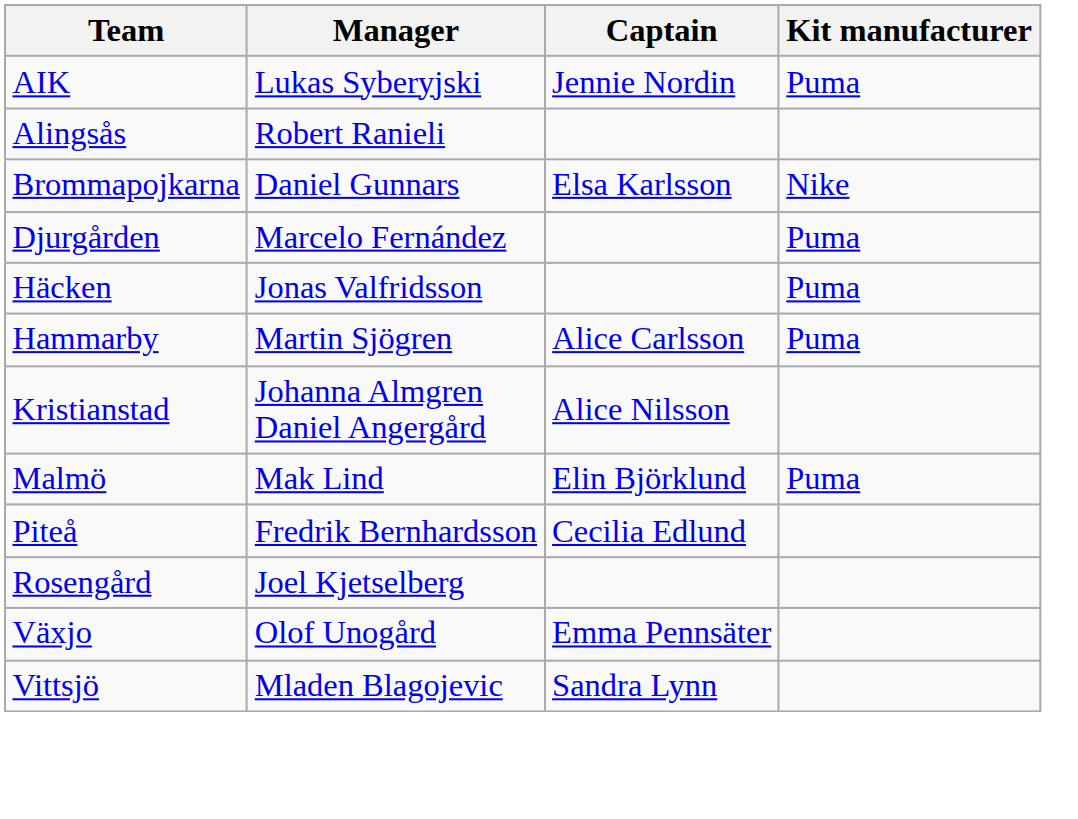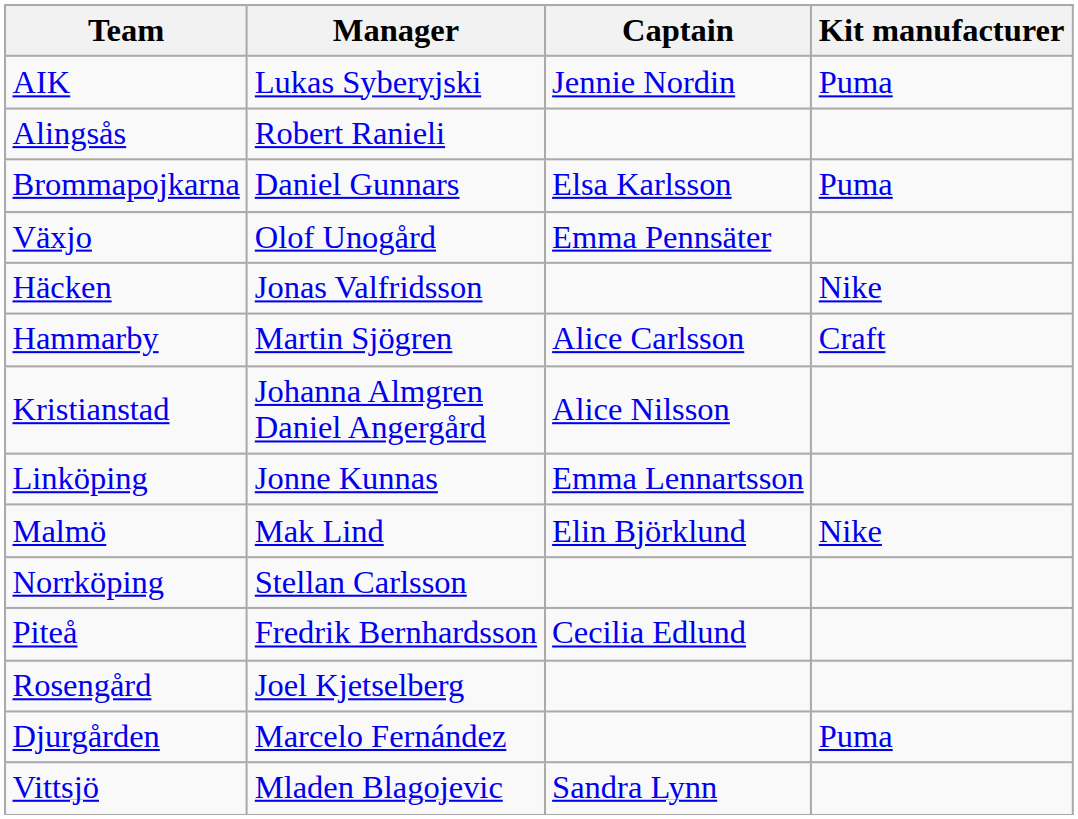(818, 184) Nike -> (856, 184) Puma
rows swapped: (86, 236) <-> (52, 633)
(823, 287) Puma -> (850, 287) Nike
(823, 339) Puma -> (852, 339) Craft
+ row: (80, 478)
(823, 478) Puma -> (850, 530) Nike
+ row: (88, 581)
